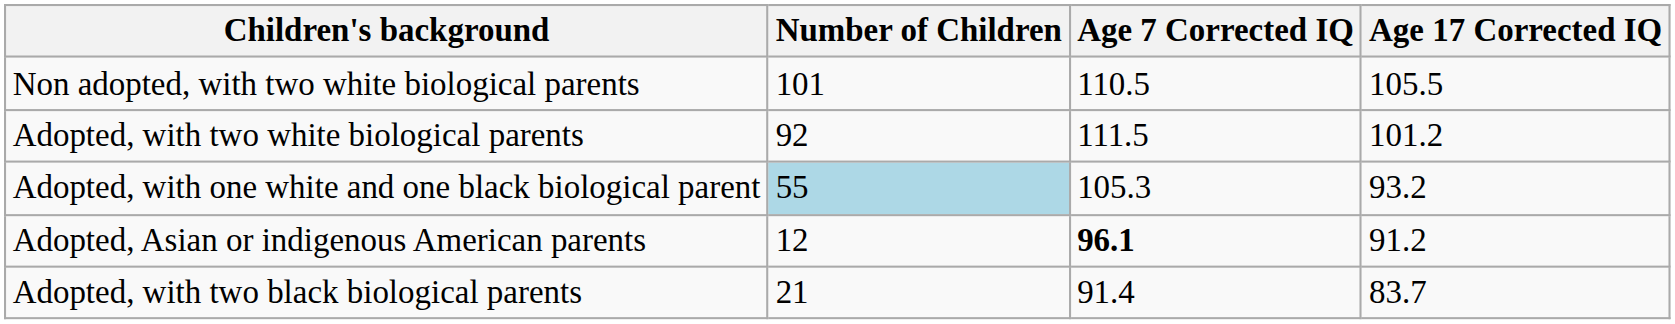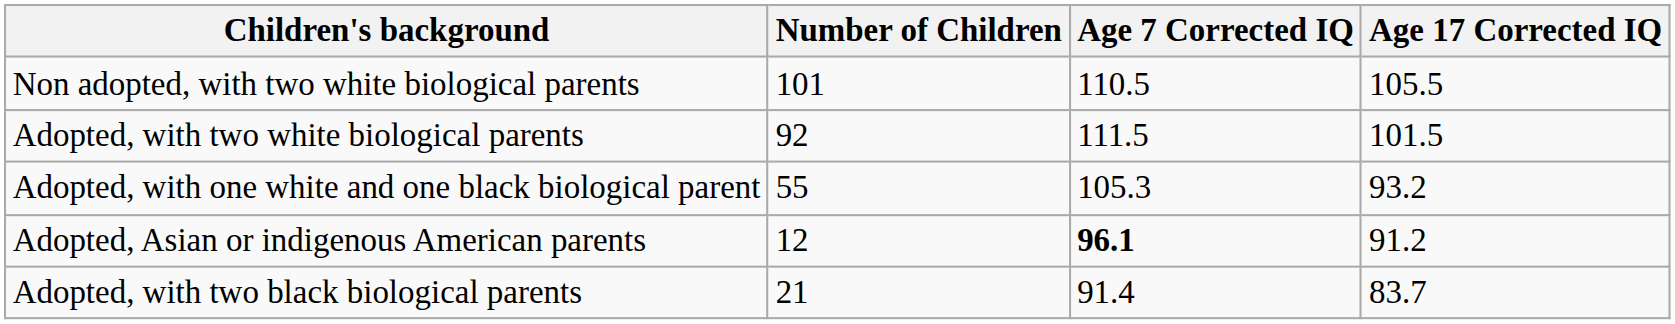(1406, 135) 101.2 -> (1406, 135) 101.5
(792, 187) lightblue background -> (792, 187) no background
